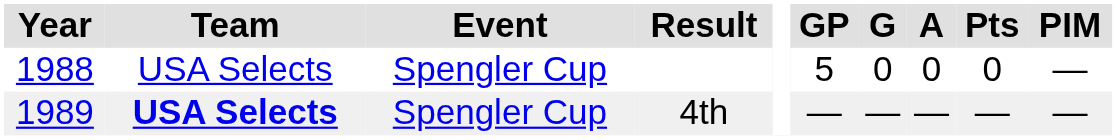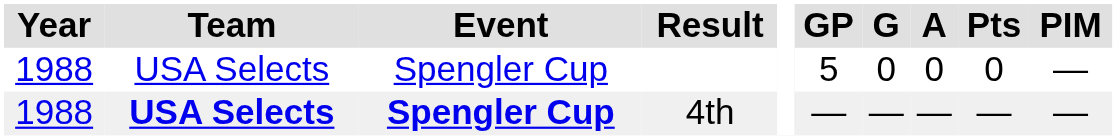(55, 112) 1989 -> (54, 112) 1988
(500, 112) normal -> (501, 112) bold
